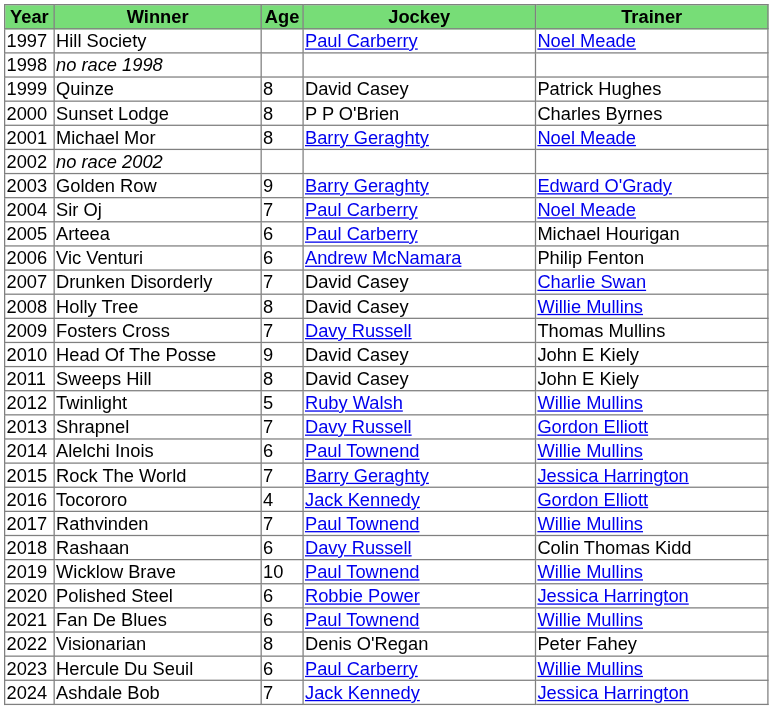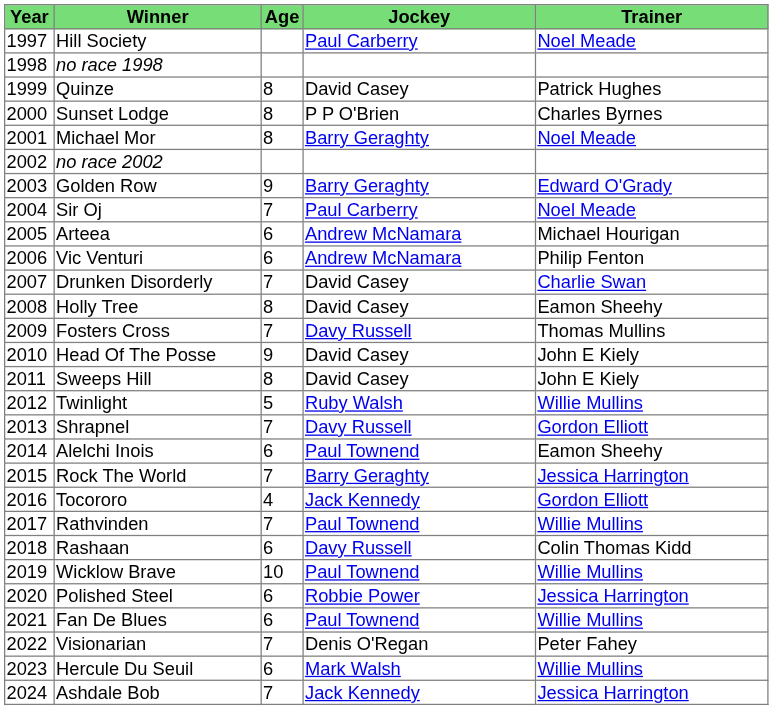(361, 234) Paul Carberry -> (383, 234) Andrew McNamara
(590, 306) Willie Mullins -> (600, 306) Eamon Sheehy
(590, 451) Willie Mullins -> (600, 451) Eamon Sheehy
(268, 644) 8 -> (268, 644) 7
(361, 668) Paul Carberry -> (353, 668) Mark Walsh
